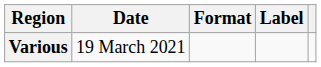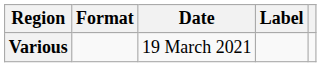columns swapped: (131, 18) <-> (223, 18)
